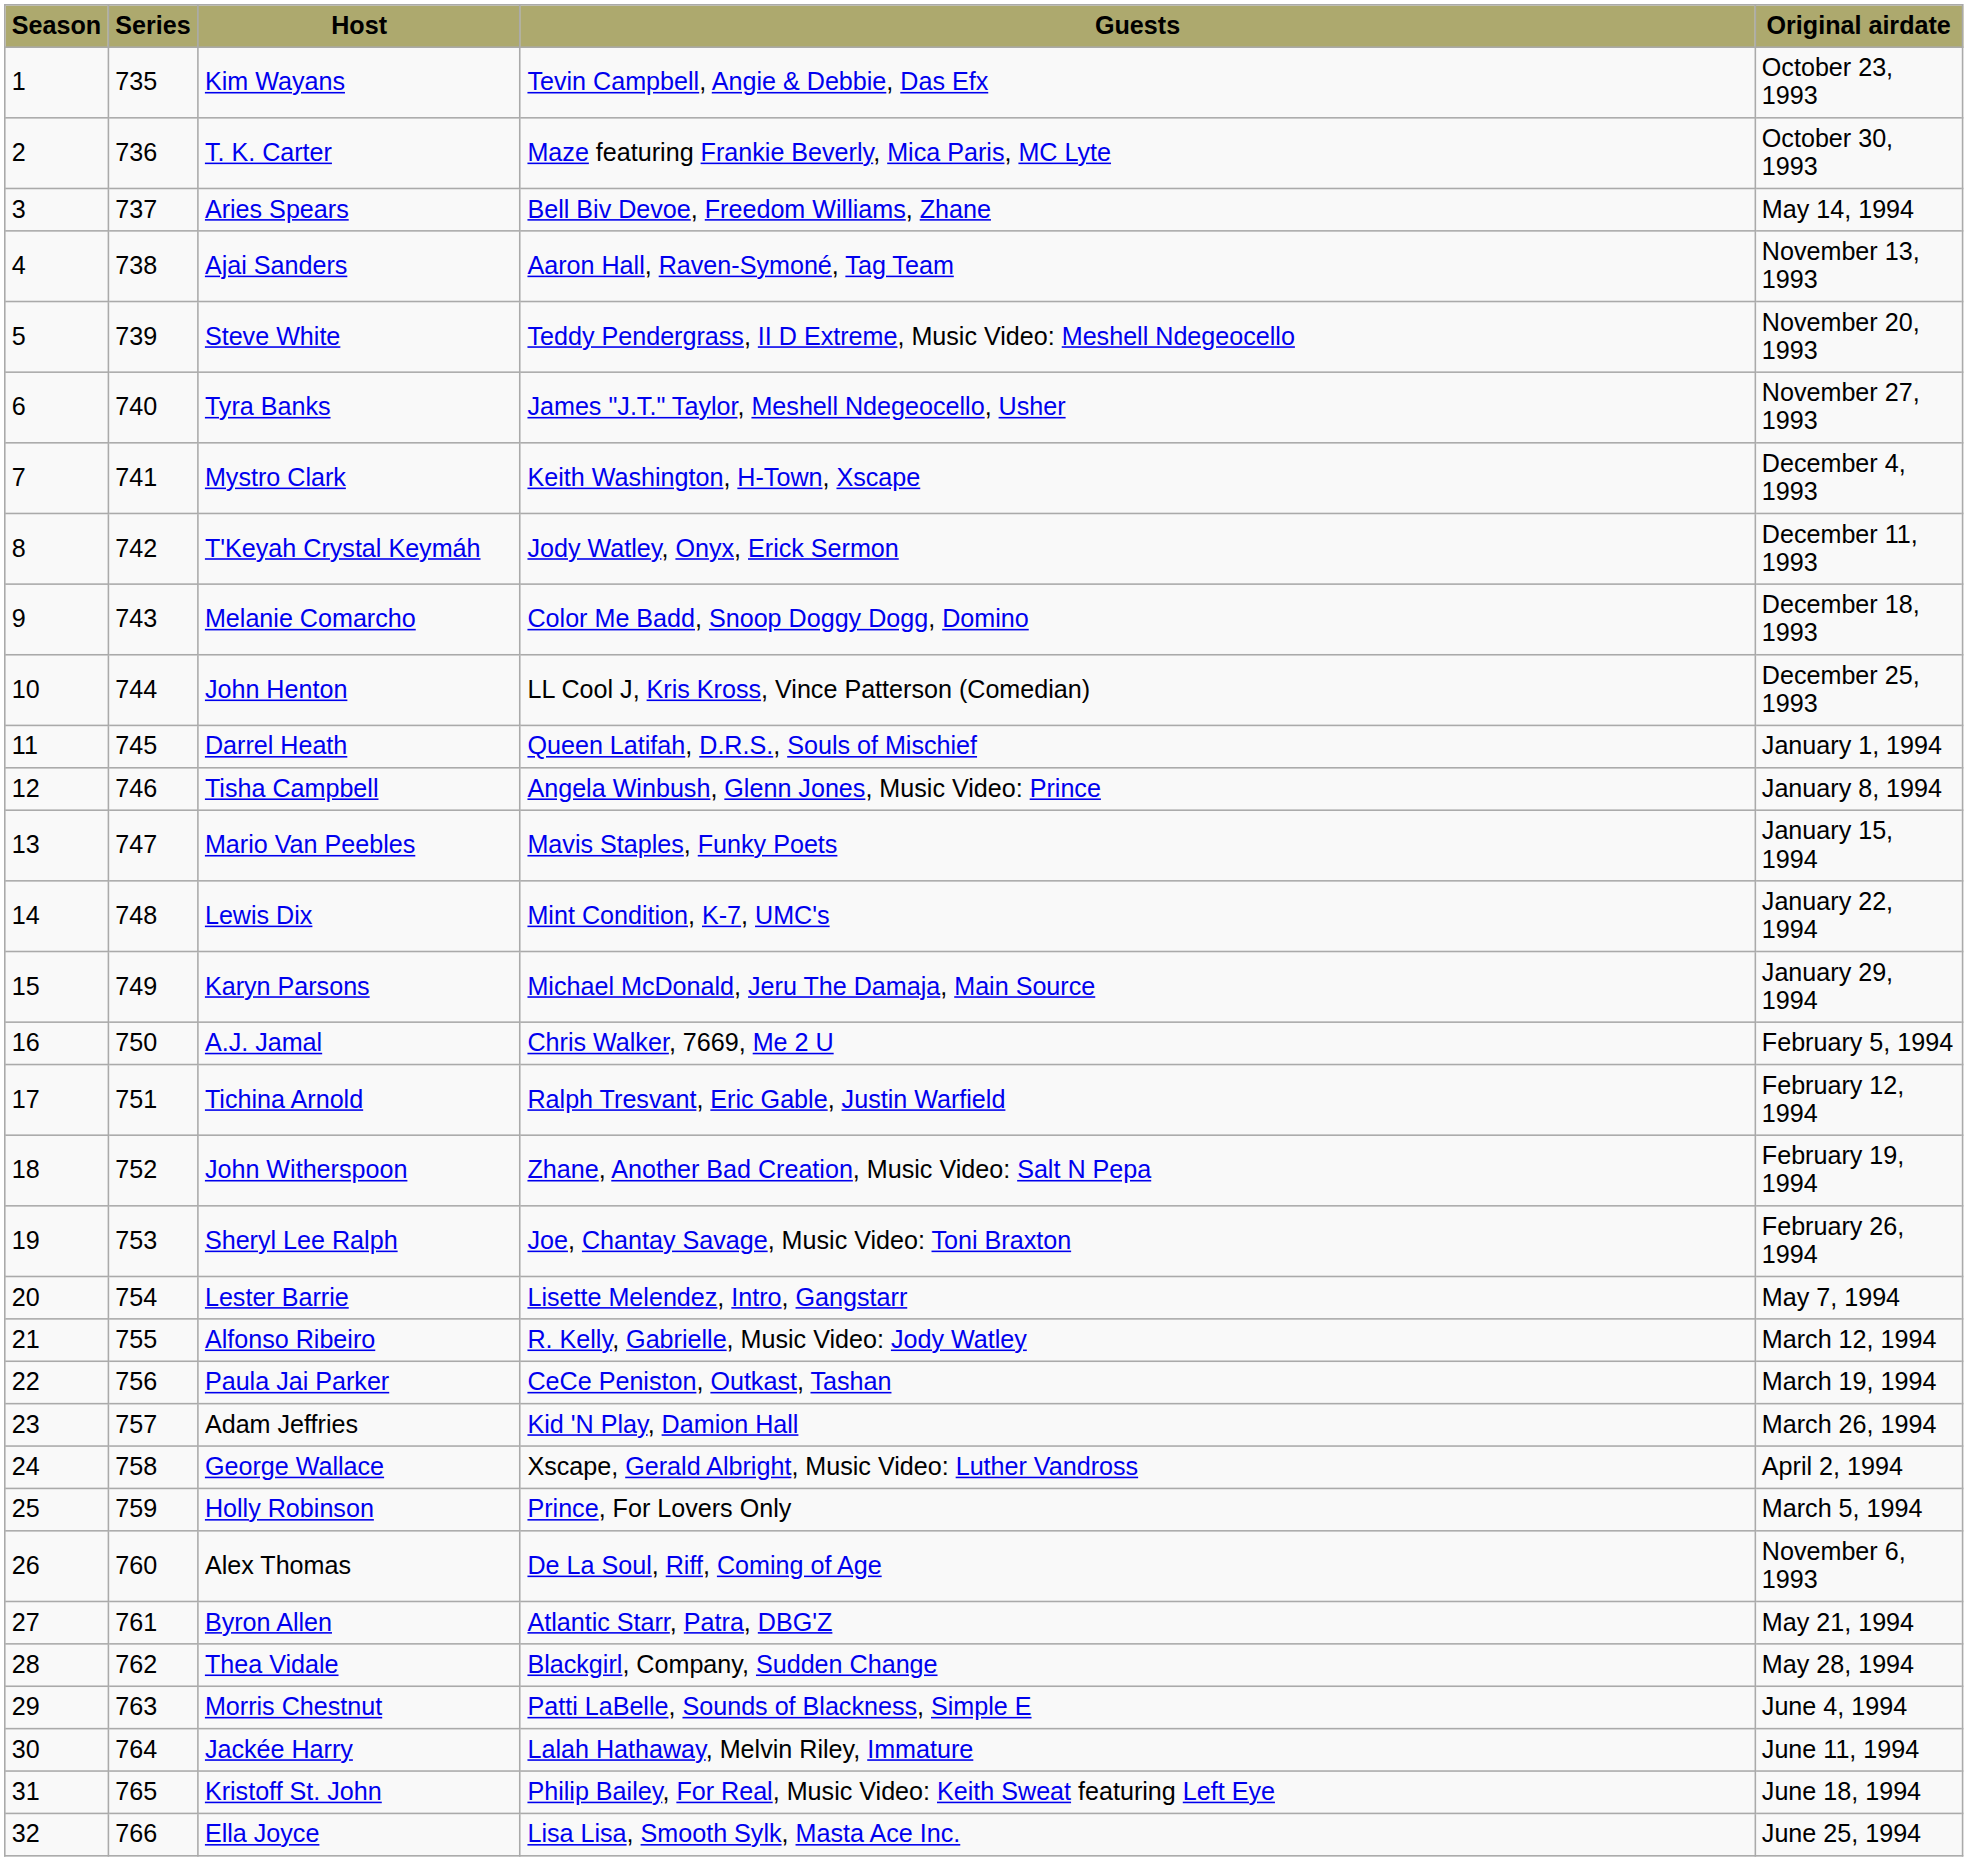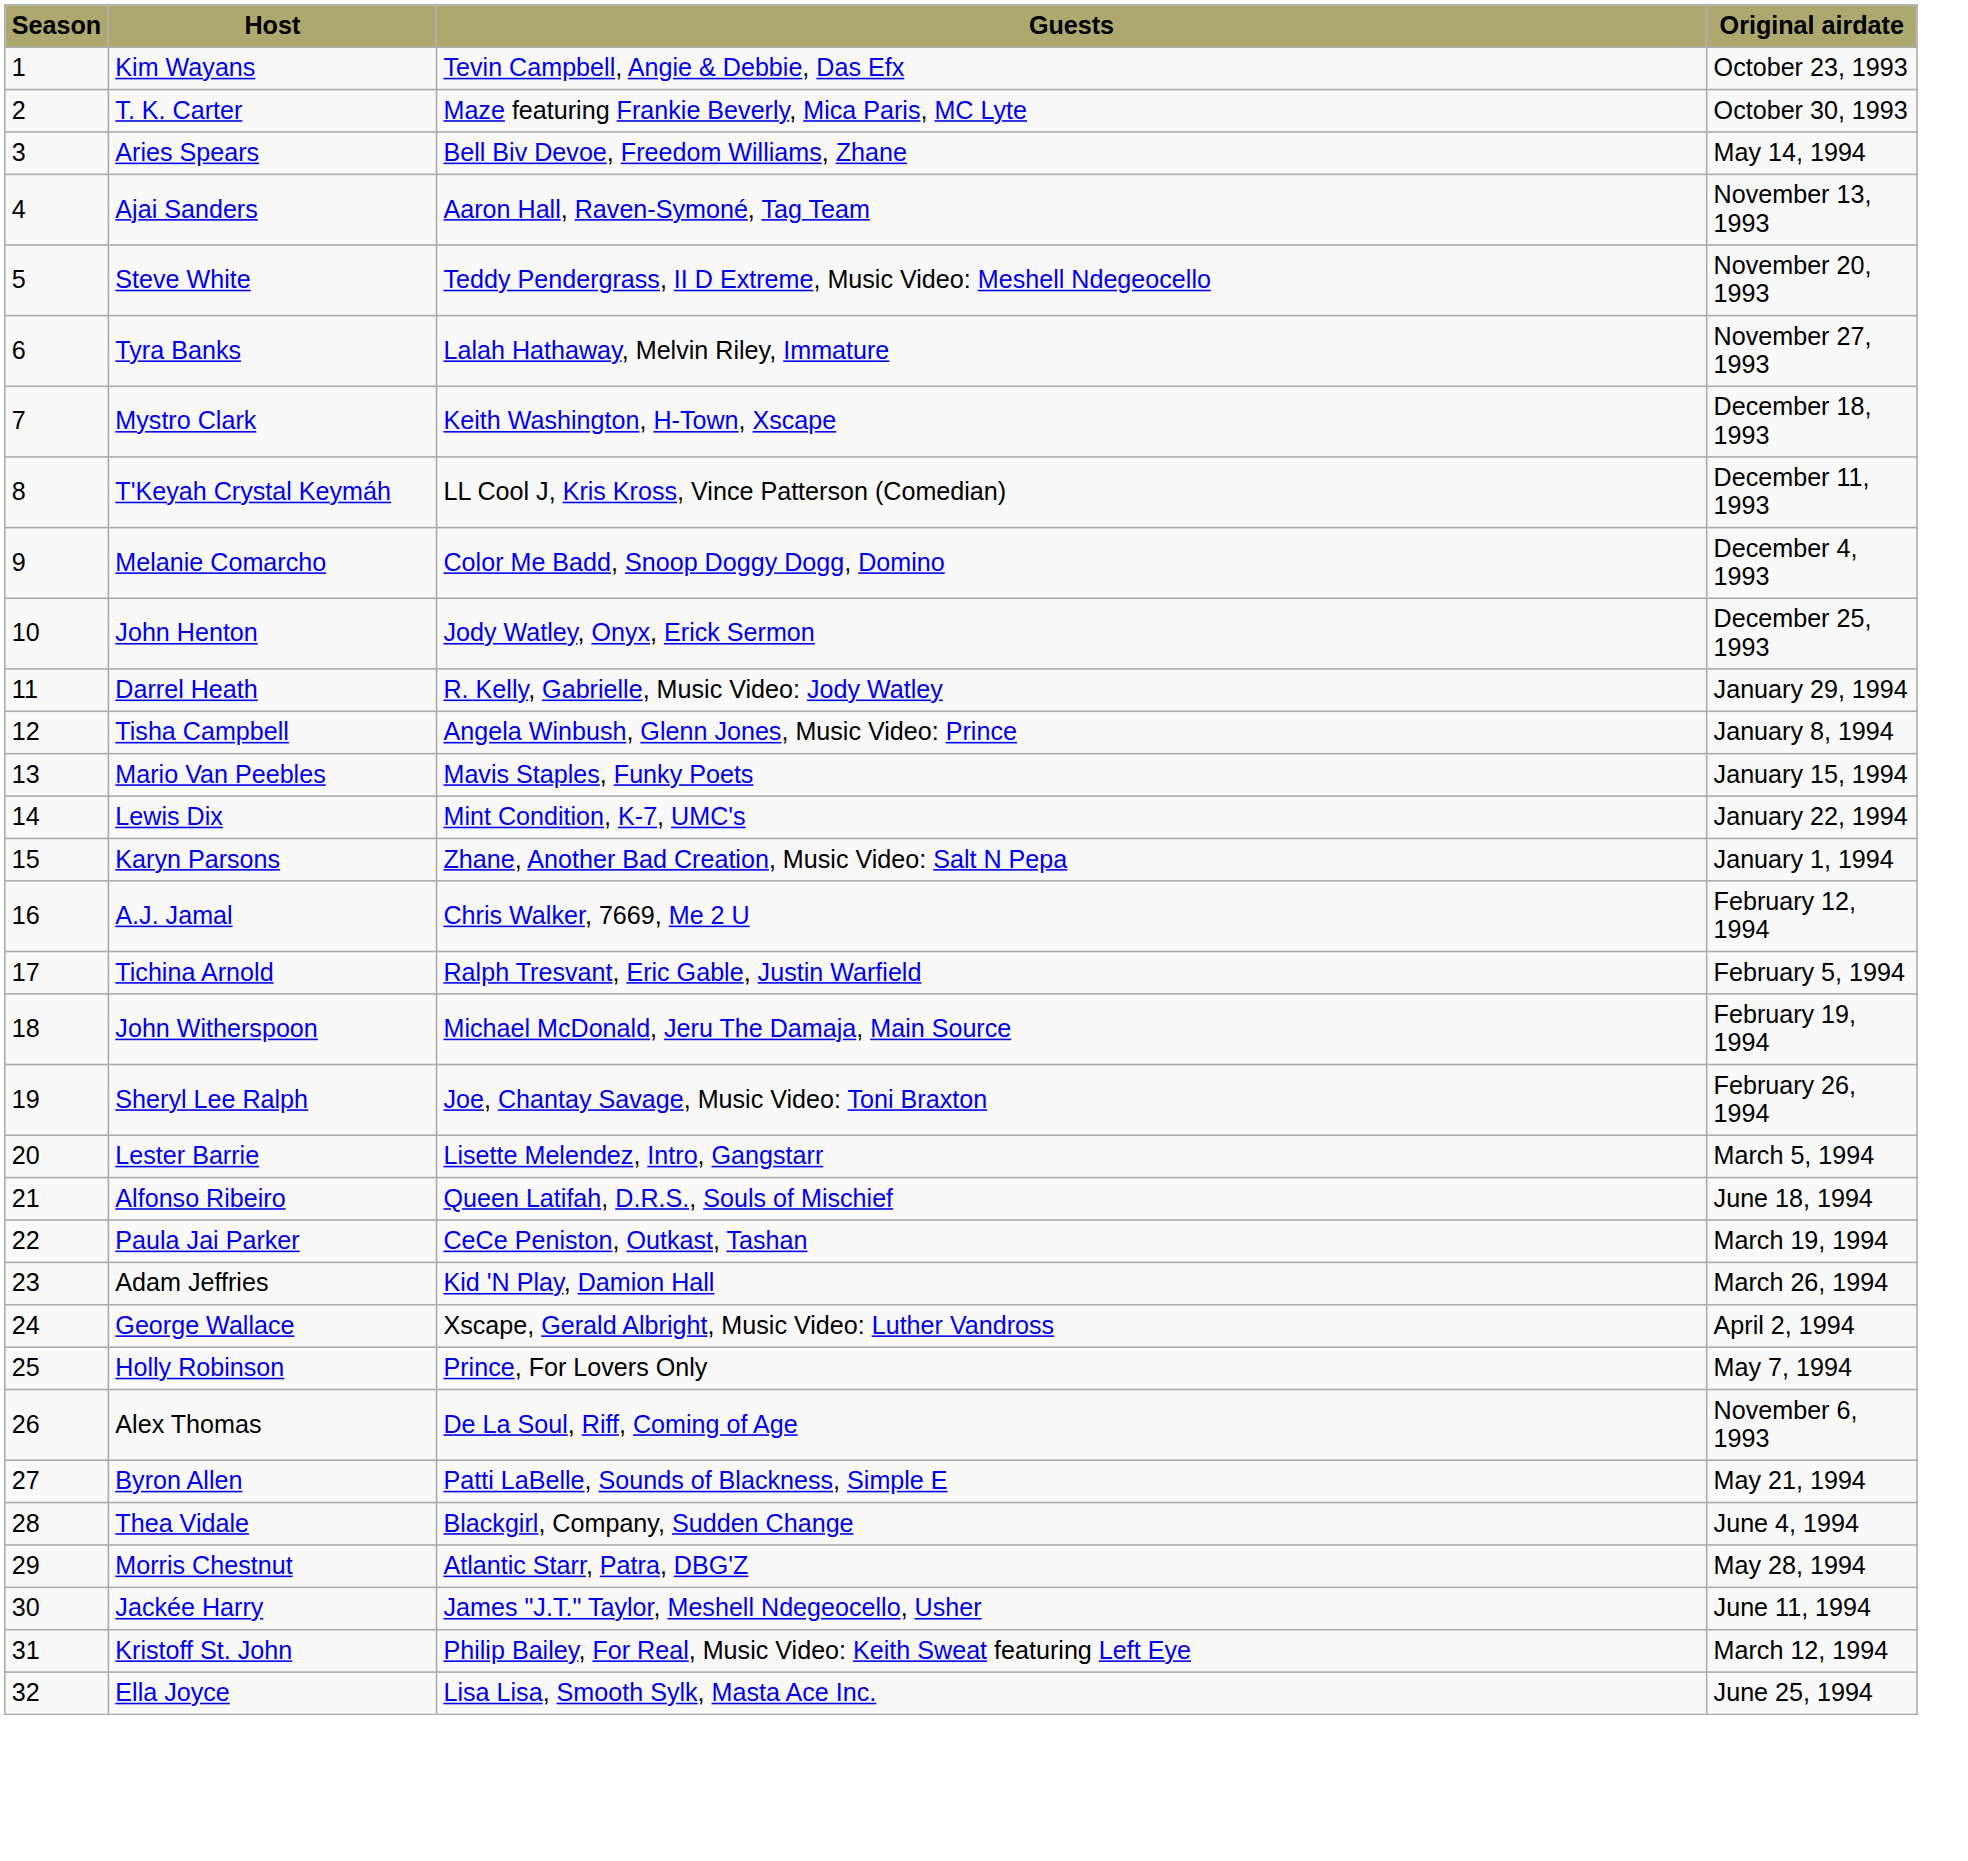- column: (153, 25)
(797, 407) James "J.T." Taylor, Meshell Ndegeocello, Usher -> (666, 350) Lalah Hathaway, Melvin Riley, Immature
(1834, 477) December 4, 1993 -> (1792, 421) December 18, 1993
(713, 548) Jody Watley, Onyx, Erick Sermon -> (725, 491) LL Cool J, Kris Kross, Vince Patterson (Comedian)
(1841, 619) December 18, 1993 -> (1786, 562) December 4, 1993
(809, 689) LL Cool J, Kris Kross, Vince Patterson (Comedian) -> (629, 633) Jody Watley, Onyx, Erick Sermon
(752, 746) Queen Latifah, D.R.S., Souls of Mischief -> (693, 689) R. Kelly, Gabrielle, Music Video: Jody Watley
(1852, 746) January 1, 1994 -> (1811, 689) January 29, 1994
(811, 986) Michael McDonald, Jeru The Damaja, Main Source -> (755, 859) Zhane, Another Bad Creation, Music Video: Salt N Pepa
(1827, 986) January 29, 1994 -> (1804, 859) January 1, 1994
(1857, 1043) February 5, 1994 -> (1785, 915) February 12, 1994
(1833, 1099) February 12, 1994 -> (1809, 972) February 5, 1994
(839, 1170) Zhane, Another Bad Creation, Music Video: Salt N Pepa -> (727, 1028) Michael McDonald, Jeru The Damaja, Main Source
(1831, 1297) May 7, 1994 -> (1794, 1156) March 5, 1994
(777, 1339) R. Kelly, Gabrielle, Music Video: Jody Watley -> (668, 1198) Queen Latifah, D.R.S., Souls of Mischief
(1849, 1339) March 12, 1994 -> (1793, 1198) June 18, 1994
(1842, 1509) March 5, 1994 -> (1783, 1368) May 7, 1994
(680, 1622) Atlantic Starr, Patra, DBG'Z -> (696, 1481) Patti LaBelle, Sounds of Blackness, Simple E
(1838, 1664) May 28, 1994 -> (1786, 1523) June 4, 1994
(779, 1707) Patti LaBelle, Sounds of Blackness, Simple E -> (596, 1565) Atlantic Starr, Patra, DBG'Z
(1834, 1707) June 4, 1994 -> (1790, 1565) May 28, 1994
(750, 1749) Lalah Hathaway, Melvin Riley, Immature -> (713, 1608) James "J.T." Taylor, Meshell Ndegeocello, Usher
(1841, 1791) June 18, 1994 -> (1801, 1650) March 12, 1994
